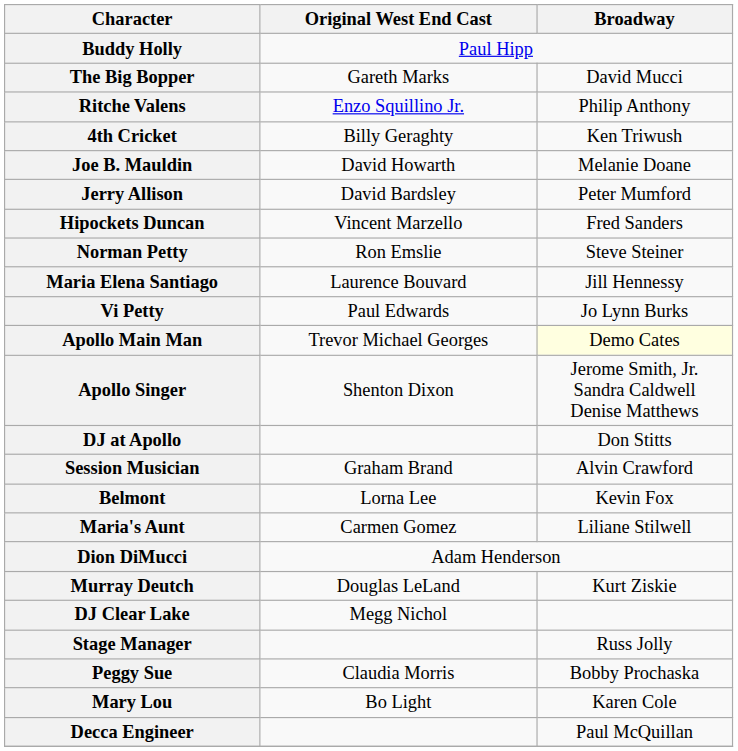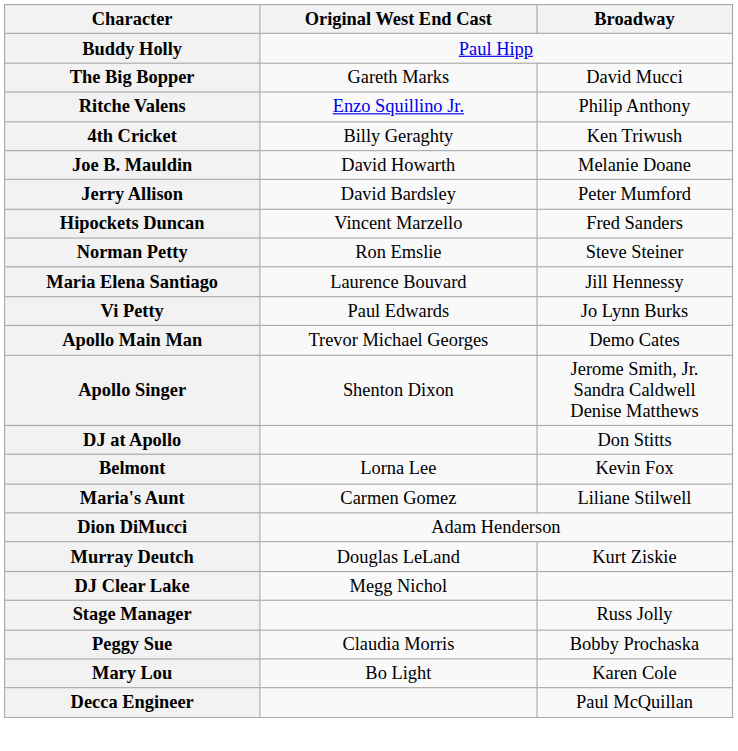(634, 340) lightyellow background -> (634, 340) no background
- row: (132, 469)
